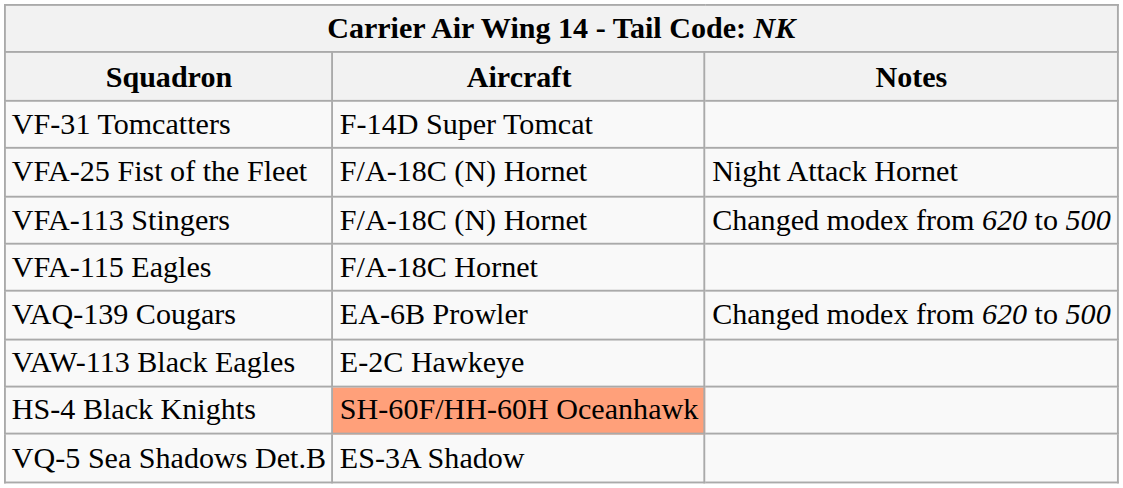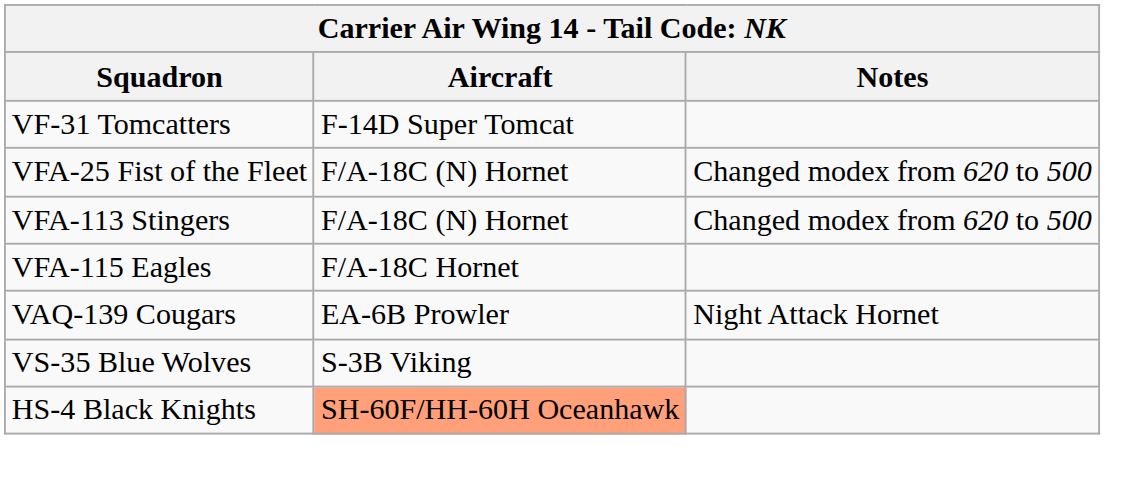(835, 171) Night Attack Hornet -> (892, 171) Changed modex from 620 to 500
(911, 314) Changed modex from 620 to 500 -> (816, 314) Night Attack Hornet
+ row: (132, 362)
- row: (154, 362)
- row: (169, 457)
